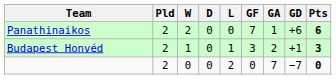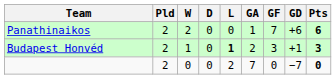columns swapped: (252, 13) <-> (274, 13)
(231, 48) normal -> (231, 48) bold
